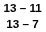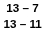rows swapped: (23, 24) <-> (23, 8)
